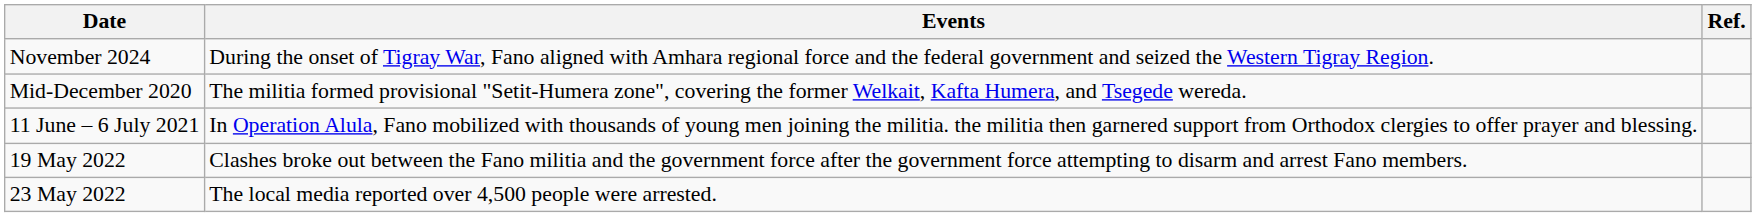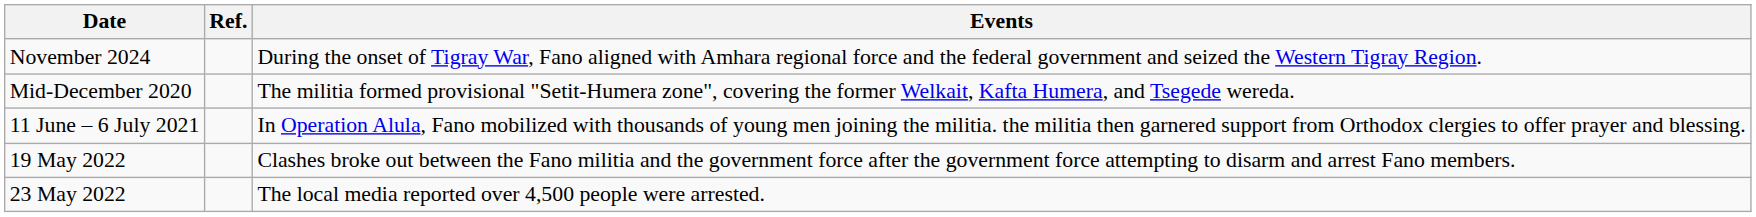columns swapped: (953, 21) <-> (1727, 21)
